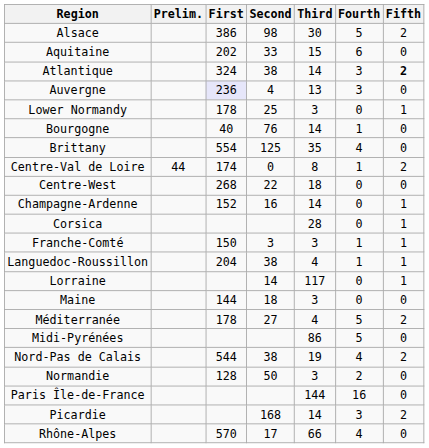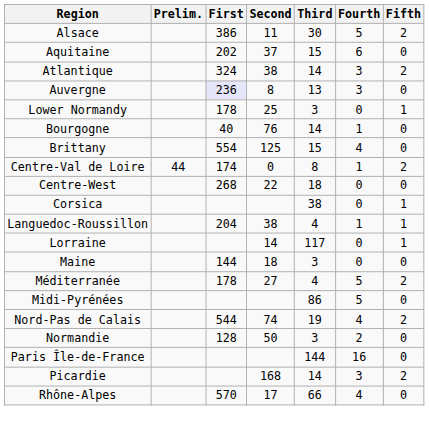(271, 33) 98 -> (271, 33) 11
(271, 52) 33 -> (271, 52) 37
(403, 71) bold -> (403, 71) normal
(271, 90) 4 -> (271, 90) 8
(315, 147) 35 -> (315, 147) 15
- row: (78, 205)
(315, 224) 28 -> (315, 205) 38
- row: (78, 243)
(271, 357) 38 -> (271, 319) 74
